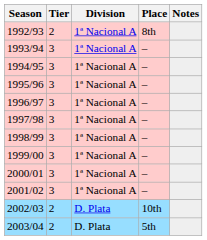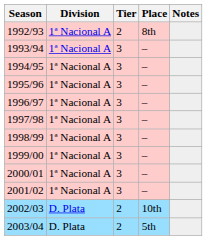columns swapped: (59, 13) <-> (105, 13)
